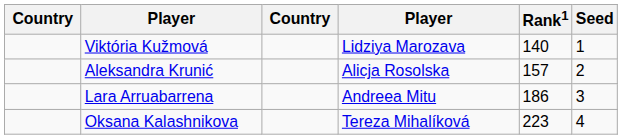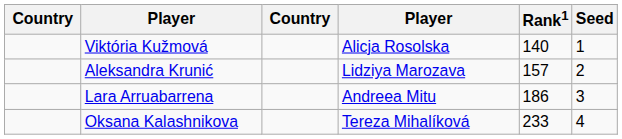(404, 46) Lidziya Marozava -> (396, 46) Alicja Rosolska
(396, 71) Alicja Rosolska -> (404, 71) Lidziya Marozava
(536, 121) 223 -> (536, 121) 233
